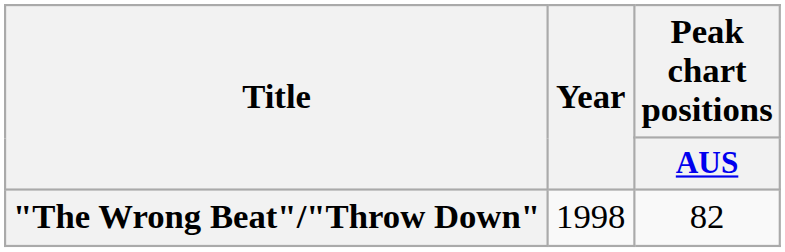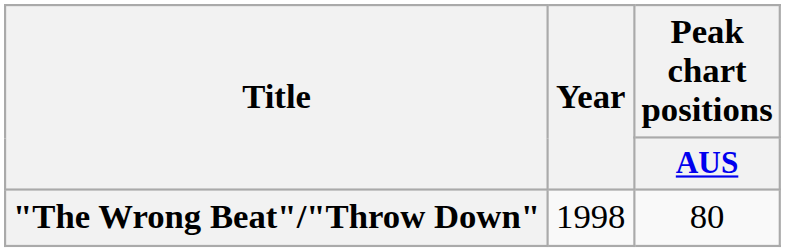(707, 216) 82 -> (707, 216) 80
